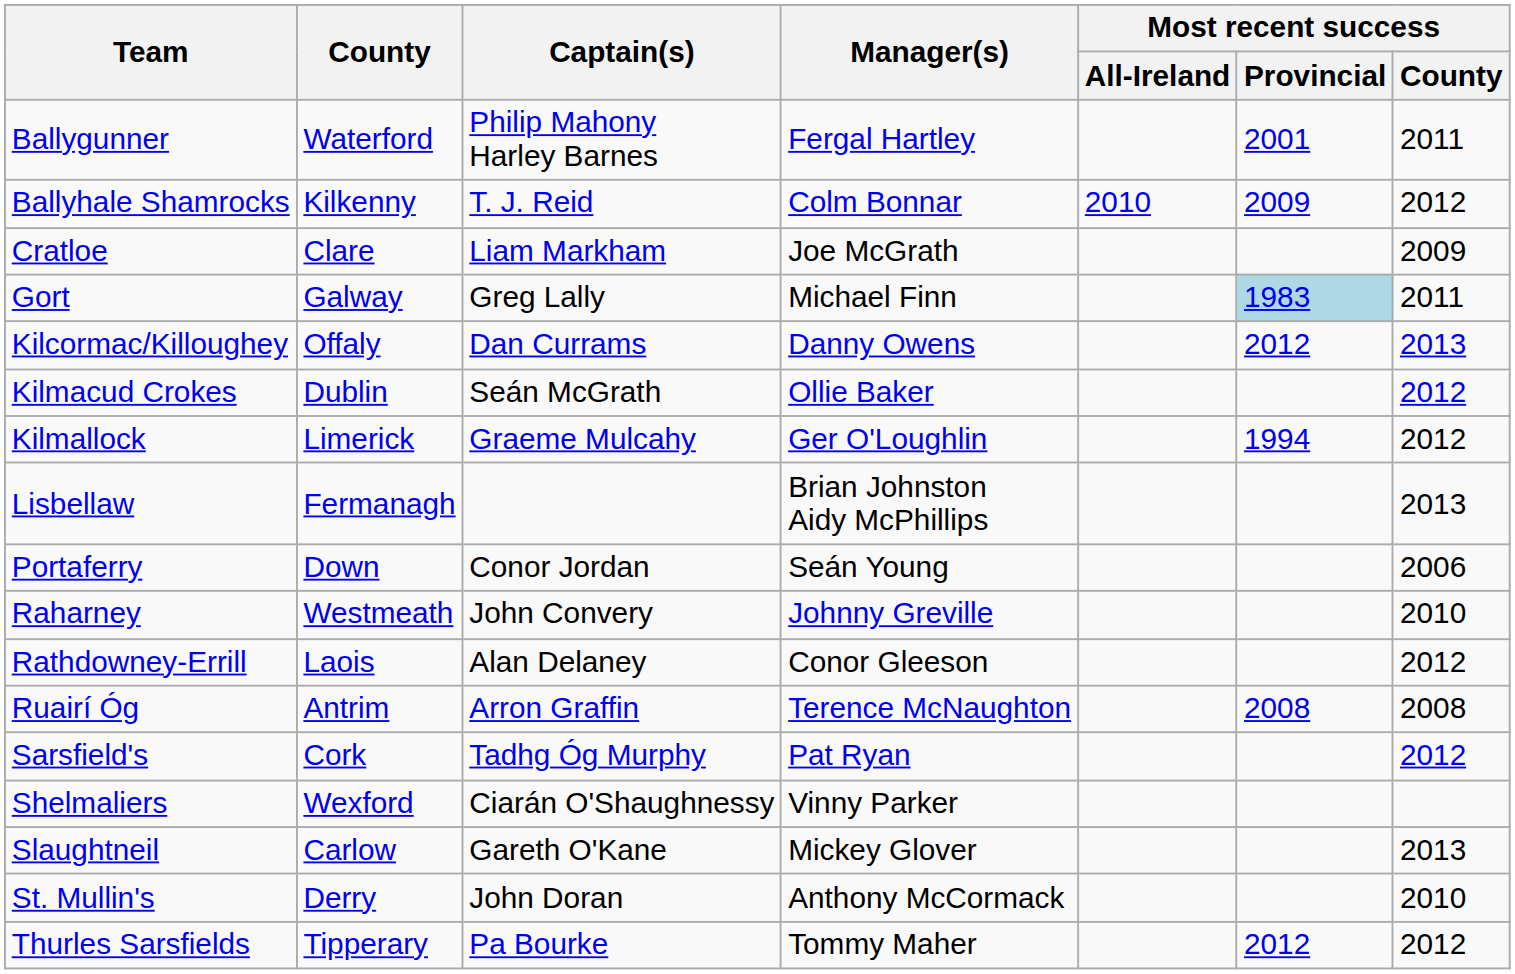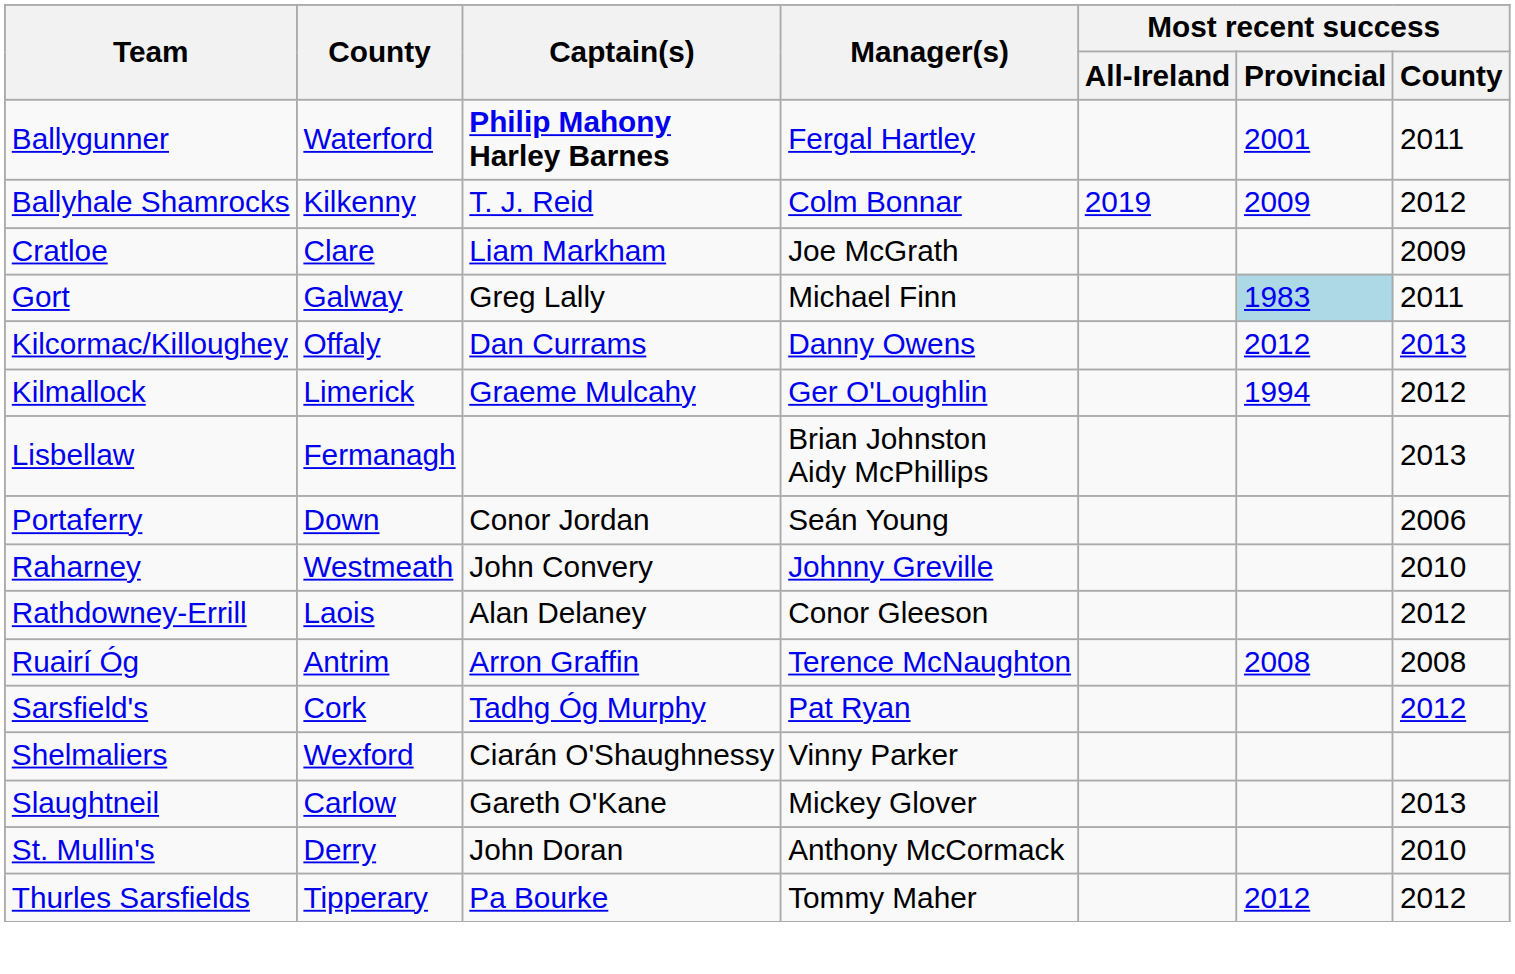(564, 139) normal -> (570, 139) bold
(1118, 203) 2010 -> (1118, 203) 2019
- row: (124, 391)
